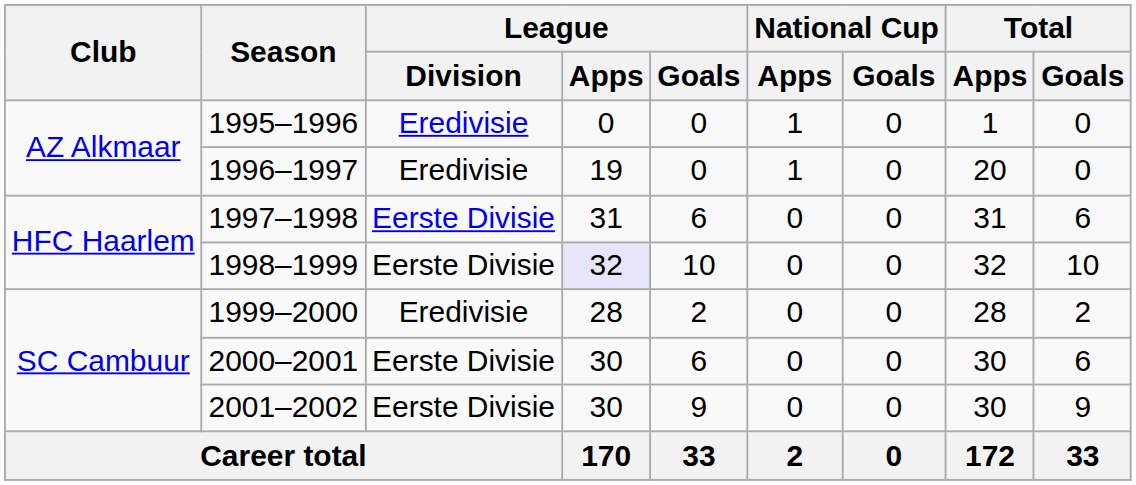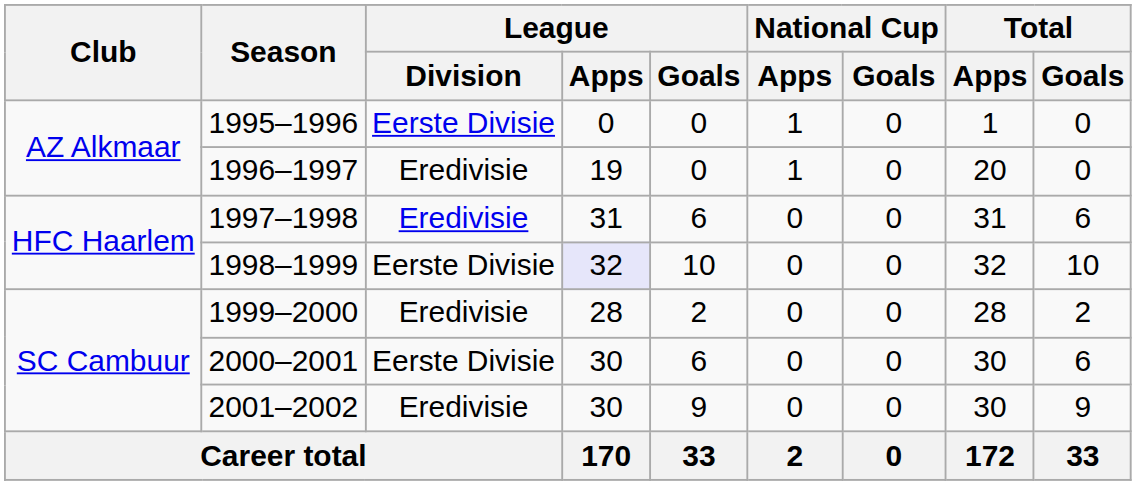(464, 123) Eredivisie -> (464, 123) Eerste Divisie
(464, 218) Eerste Divisie -> (464, 218) Eredivisie
(464, 407) Eerste Divisie -> (464, 407) Eredivisie
